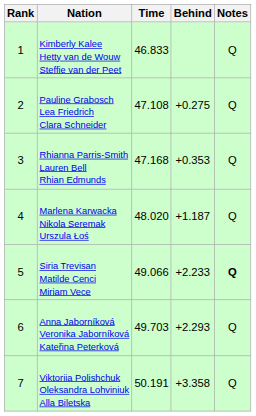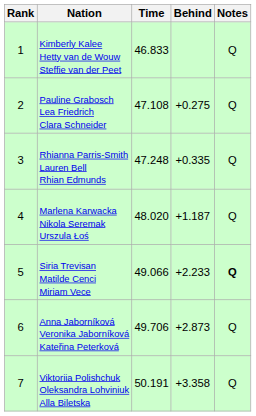(152, 161) 47.168 -> (152, 161) 47.248
(193, 161) +0.353 -> (193, 161) +0.335
(152, 327) 49.703 -> (152, 327) 49.706
(193, 327) +2.293 -> (193, 327) +2.873
